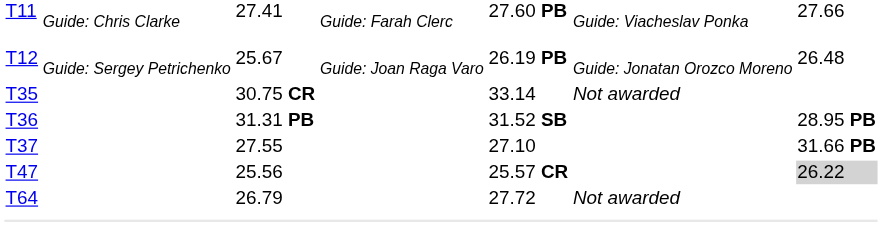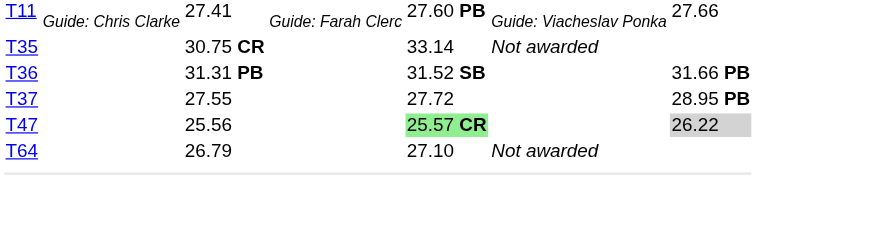- row: (22, 57)
(836, 120) 28.95 PB -> (711, 73) 31.66 PB
(512, 146) 27.10 -> (430, 99) 27.72
(836, 146) 31.66 PB -> (711, 99) 28.95 PB
(528, 172) no background -> (447, 125) lightgreen background
(512, 198) 27.72 -> (430, 151) 27.10
